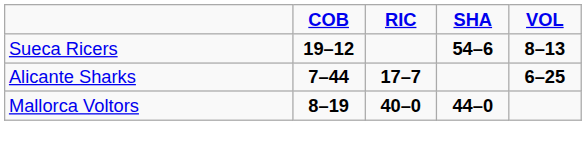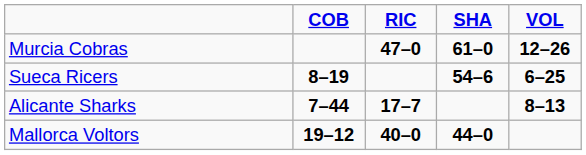+ row: (68, 48)
(329, 48) 19–12 -> (329, 77) 8–19
(545, 48) 8–13 -> (545, 77) 6–25
(545, 77) 6–25 -> (545, 106) 8–13
(329, 106) 8–19 -> (329, 135) 19–12
